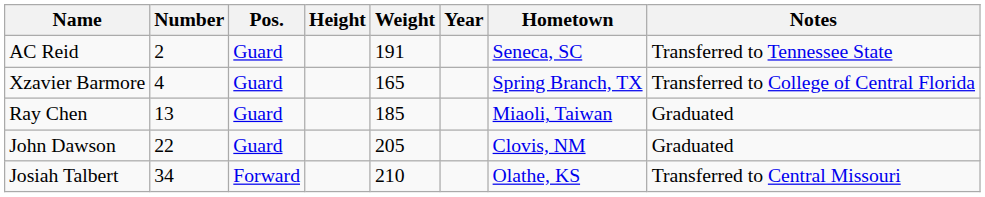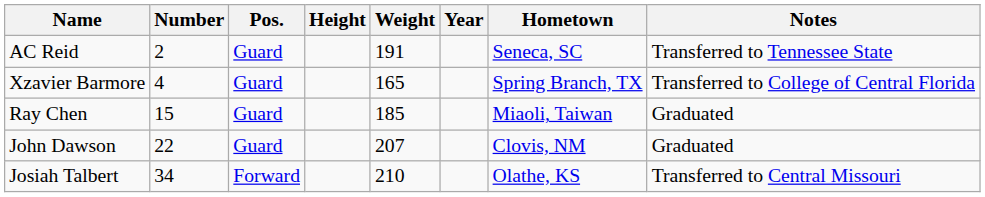(164, 113) 13 -> (164, 113) 15
(390, 144) 205 -> (390, 144) 207
